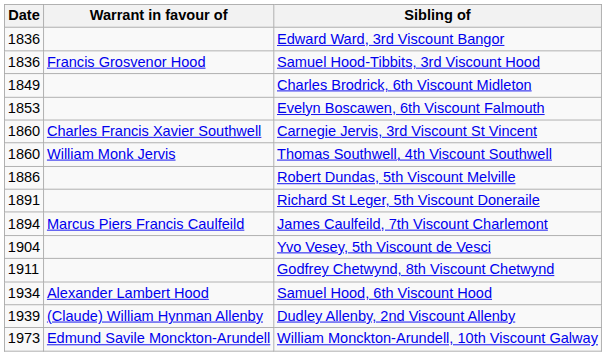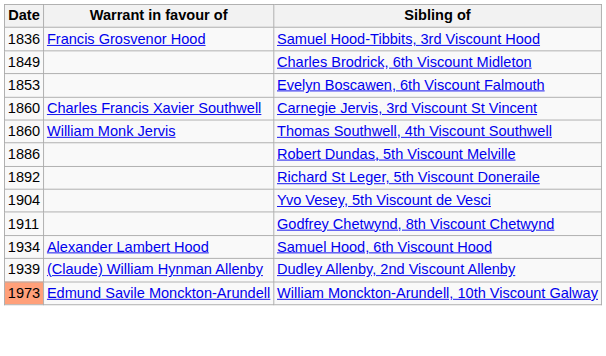- row: (391, 39)
(24, 200) 1891 -> (24, 177) 1892
- row: (412, 223)
(24, 339) no background -> (24, 293) lightsalmon background
